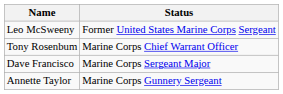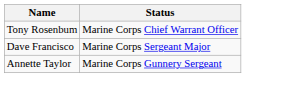- row: (41, 30)
